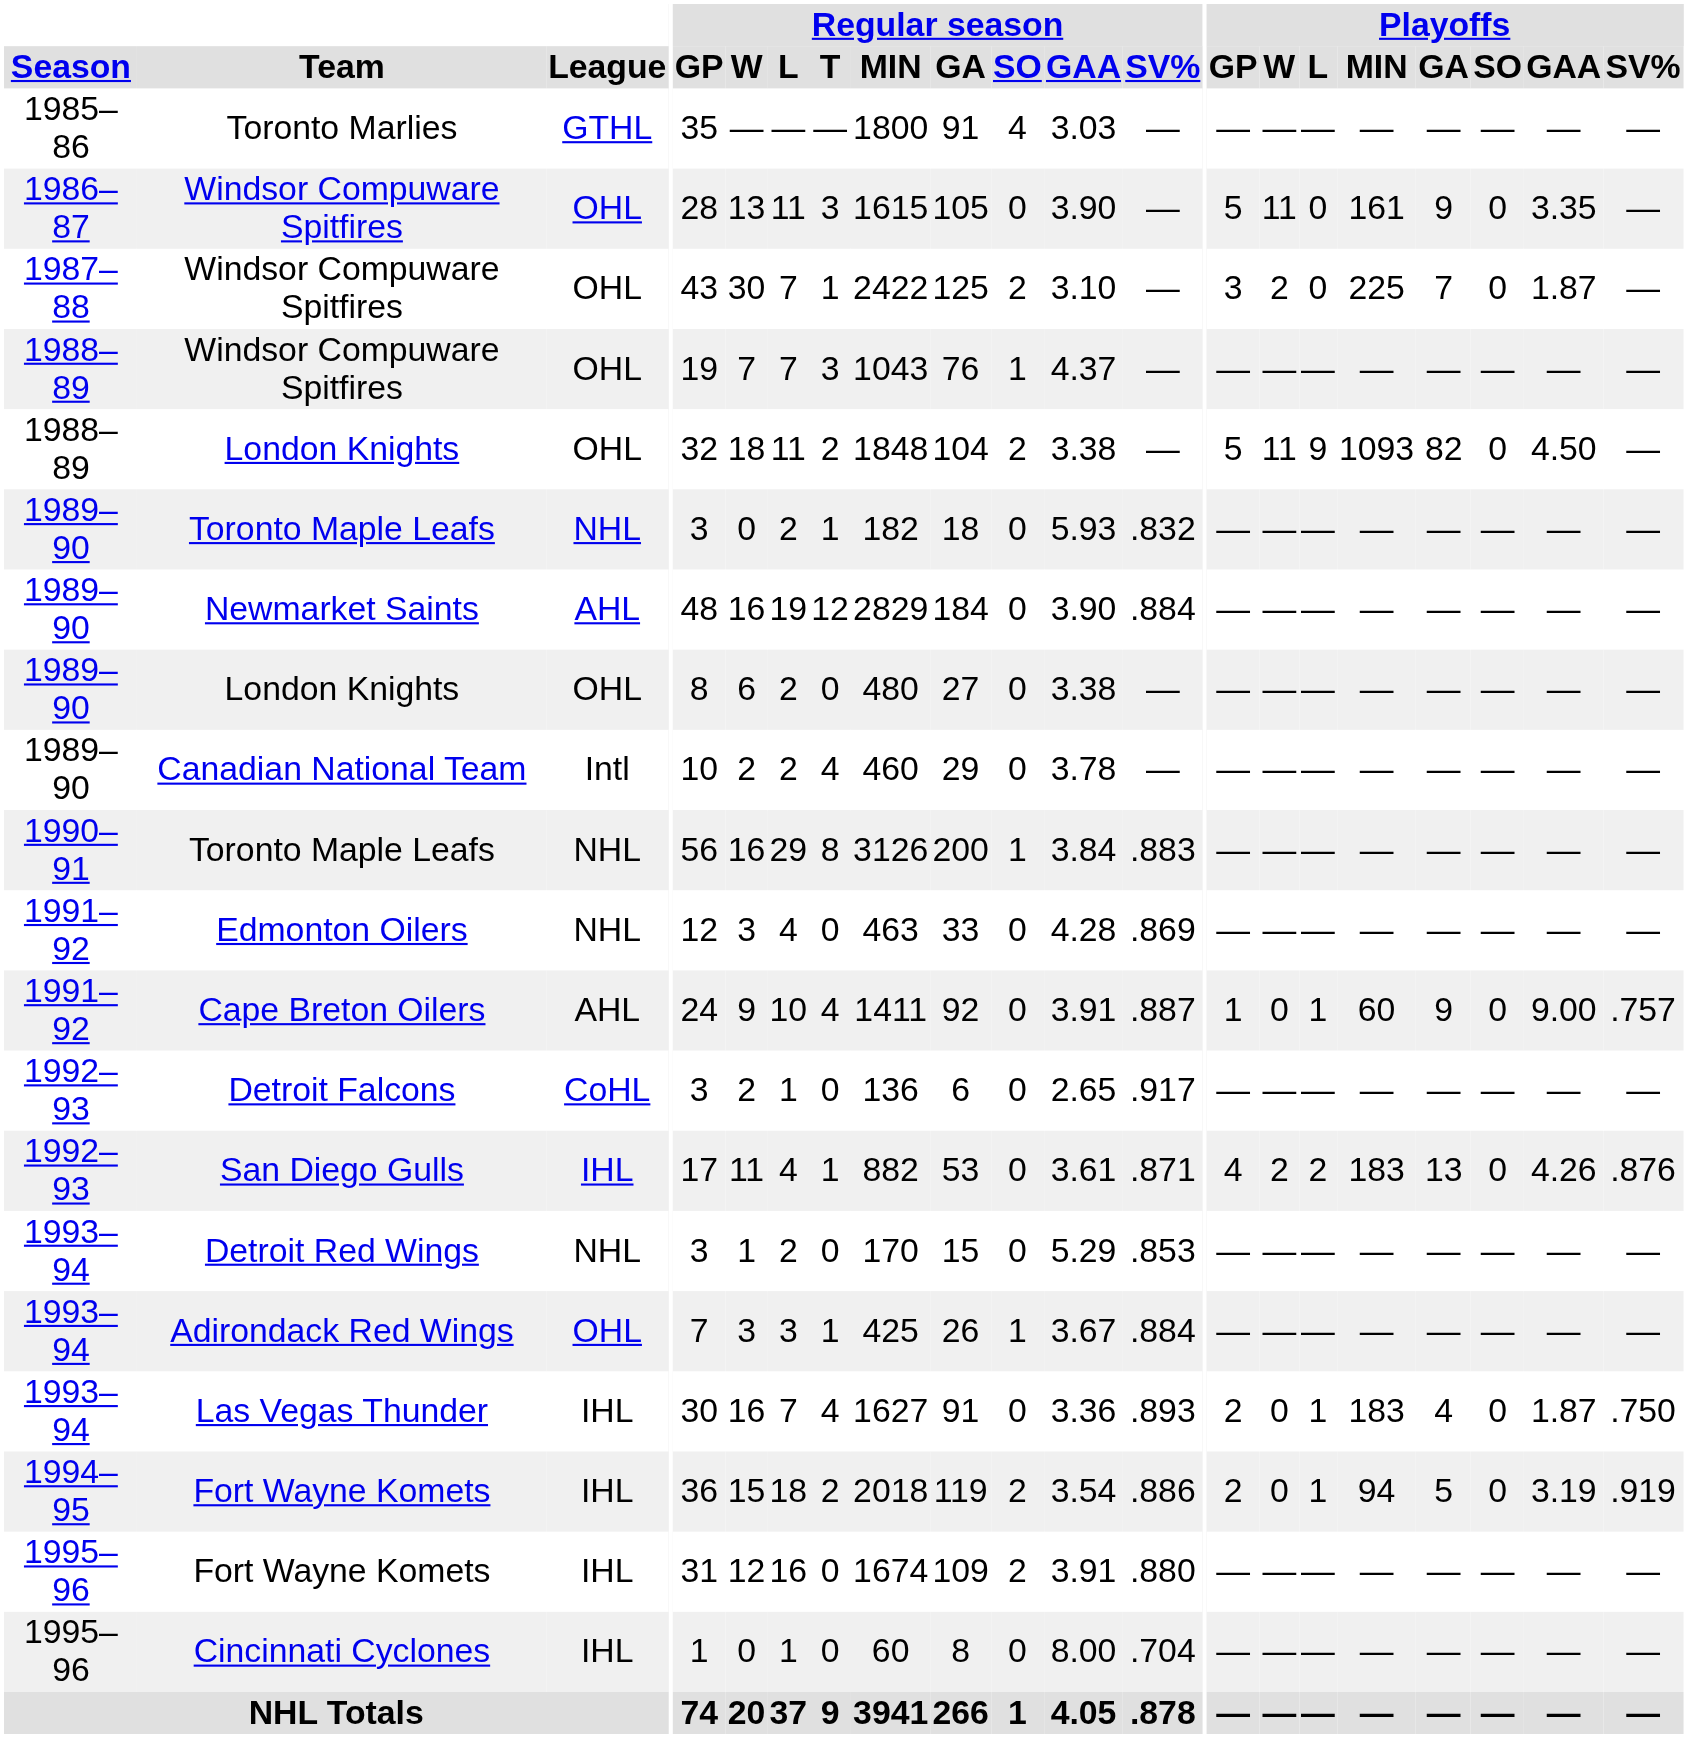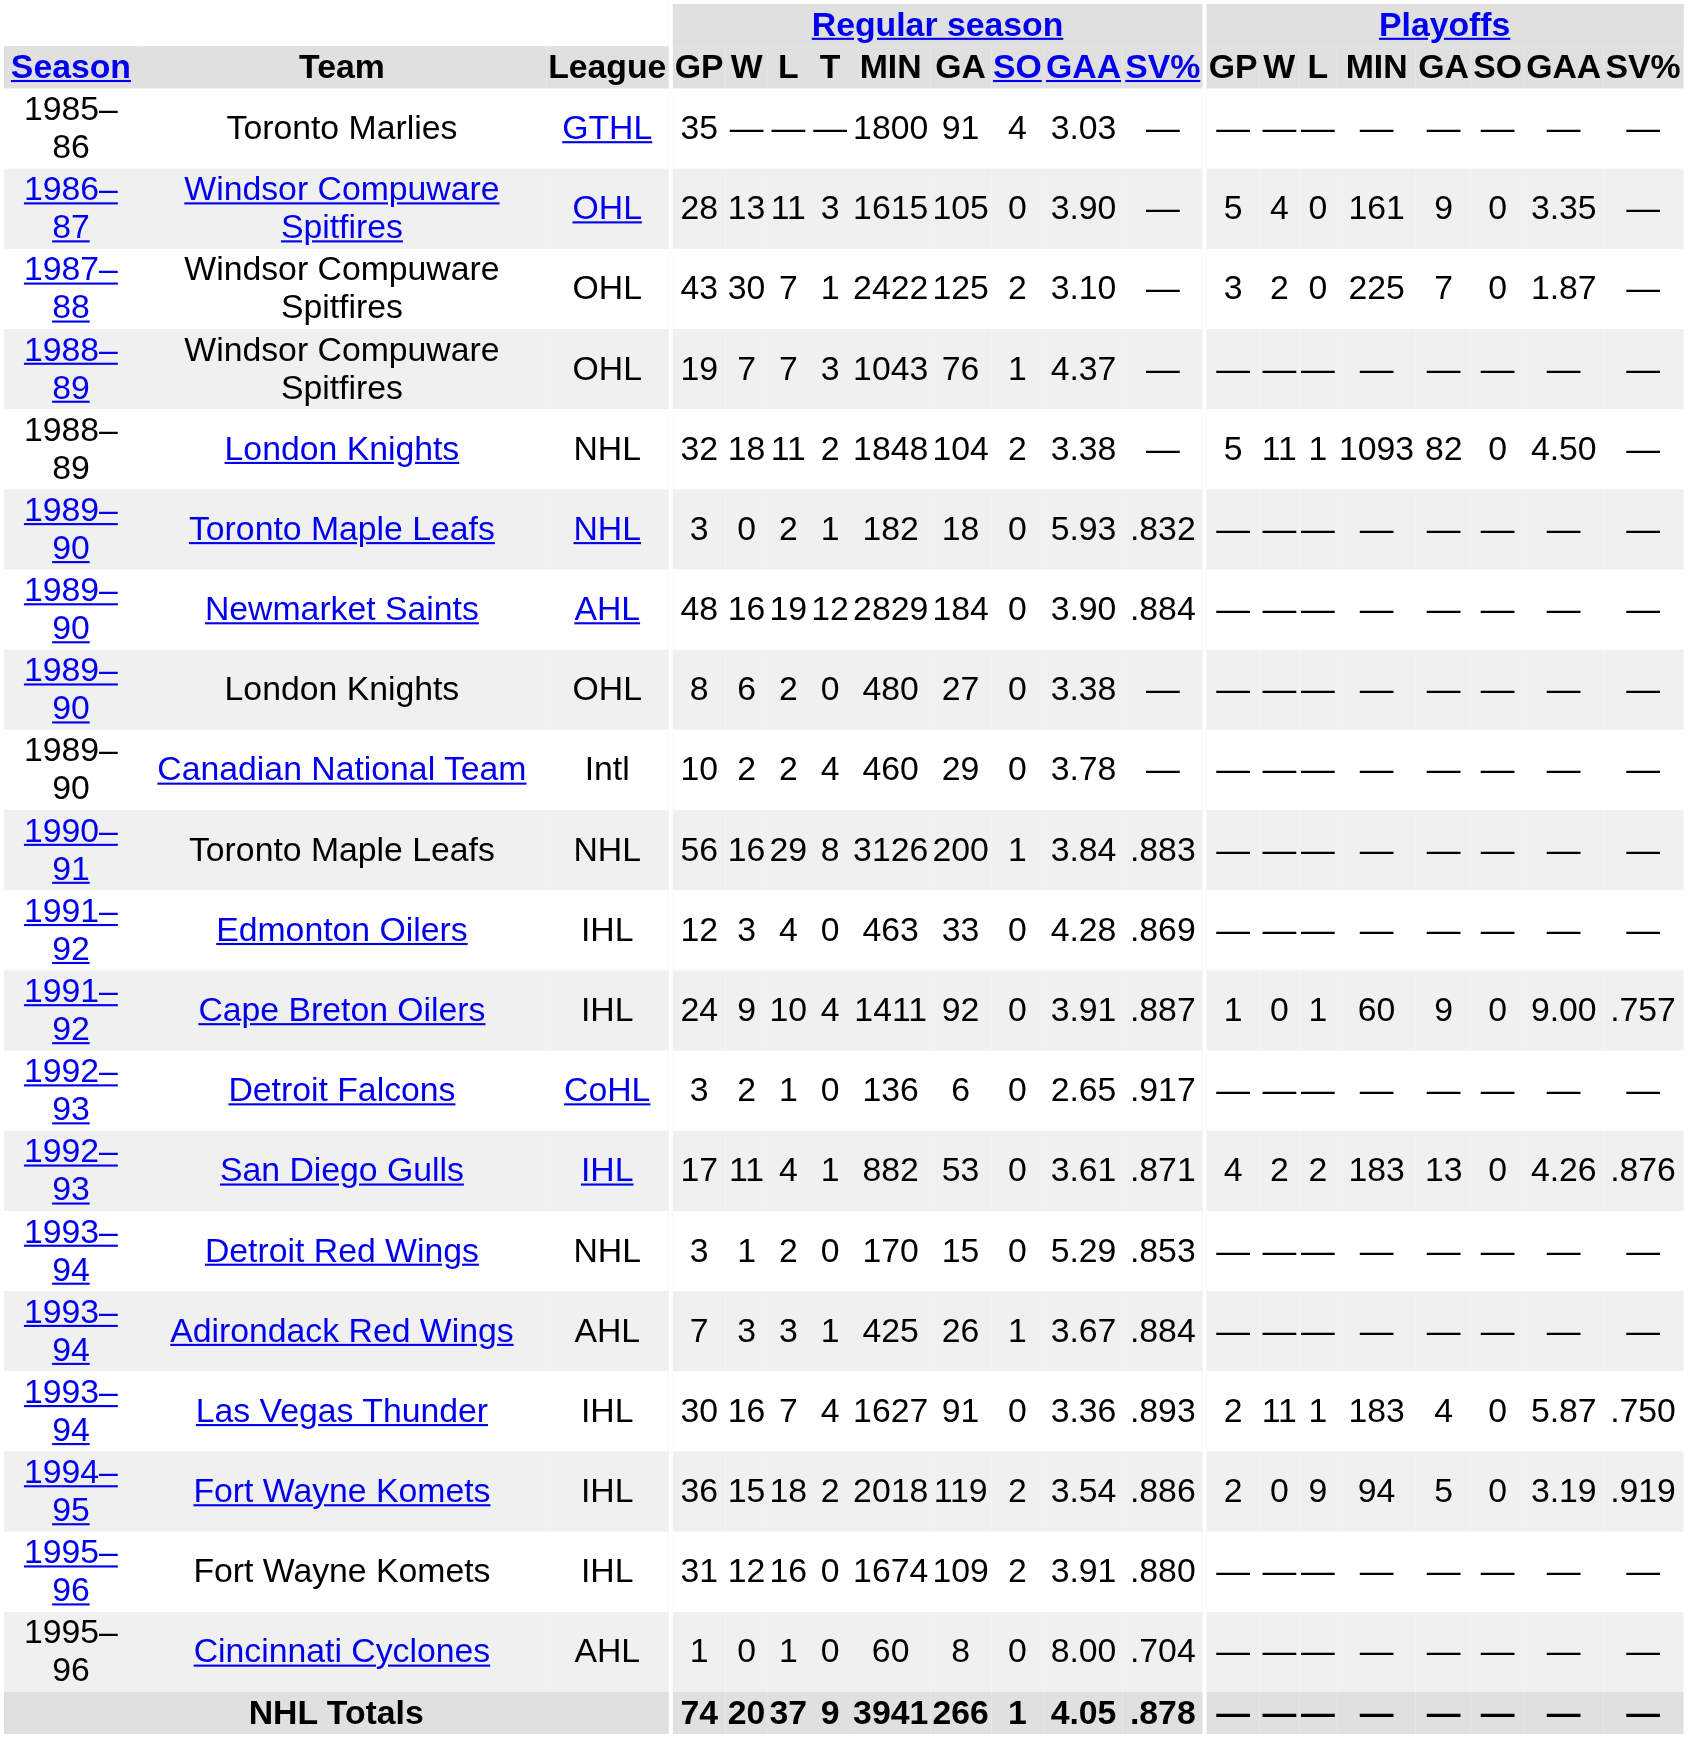(1279, 208) 11 -> (1279, 208) 4
(607, 448) OHL -> (607, 448) NHL
(1318, 448) 9 -> (1318, 448) 1
(607, 929) NHL -> (607, 929) IHL
(607, 1009) AHL -> (607, 1009) IHL
(607, 1330) OHL -> (607, 1330) AHL
(1279, 1410) 0 -> (1279, 1410) 11
(1564, 1410) 1.87 -> (1564, 1410) 5.87
(1318, 1490) 1 -> (1318, 1490) 9
(607, 1651) IHL -> (607, 1651) AHL
